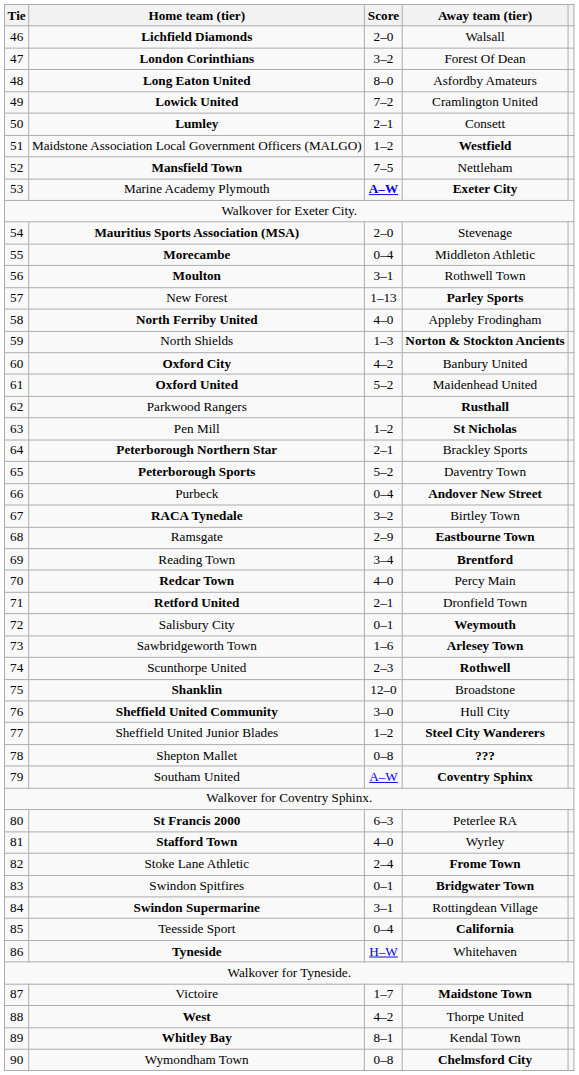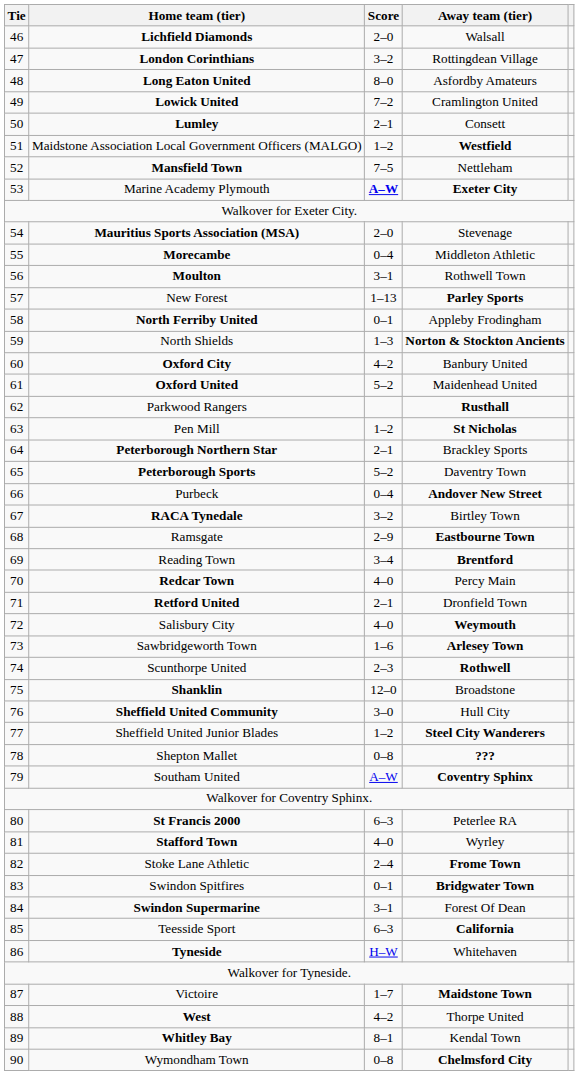(485, 58) Forest Of Dean -> (485, 58) Rottingdean Village
(383, 319) 4–0 -> (383, 319) 0–1
(383, 624) 0–1 -> (383, 624) 4–0
(485, 907) Rottingdean Village -> (485, 907) Forest Of Dean
(383, 929) 0–4 -> (383, 929) 6–3
